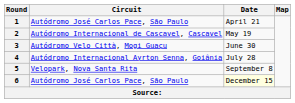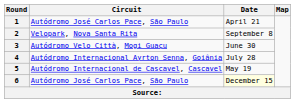(127, 34) Autódromo Internacional de Cascavel, Cascavel -> (84, 34) Velopark, Nova Santa Rita
(239, 34) May 19 -> (249, 34) September 8
(84, 69) Velopark, Nova Santa Rita -> (127, 69) Autódromo Internacional de Cascavel, Cascavel
(249, 69) September 8 -> (239, 69) May 19
